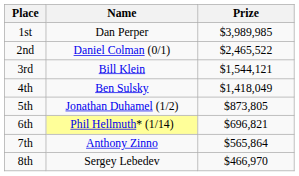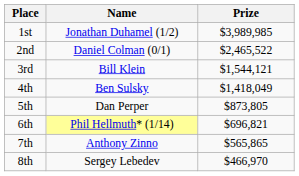(122, 32) Dan Perper -> (122, 32) Jonathan Duhamel (1/2)
(122, 106) Jonathan Duhamel (1/2) -> (122, 106) Dan Perper
(246, 143) $565,864 -> (246, 143) $565,865
